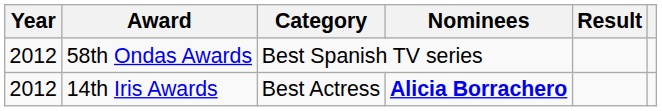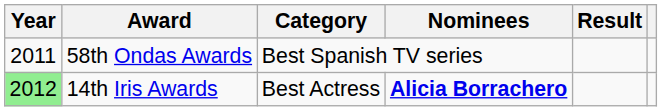(33, 55) 2012 -> (33, 55) 2011
(33, 88) no background -> (33, 88) lightgreen background
